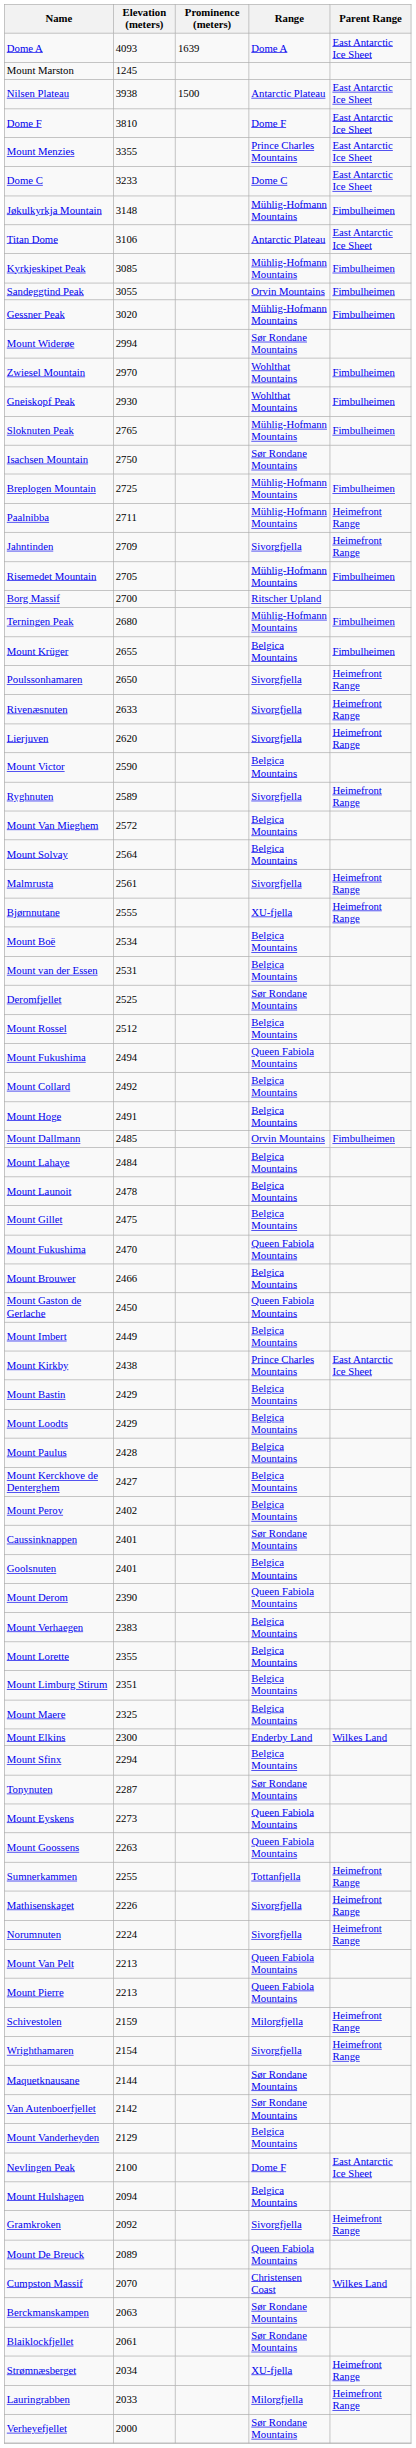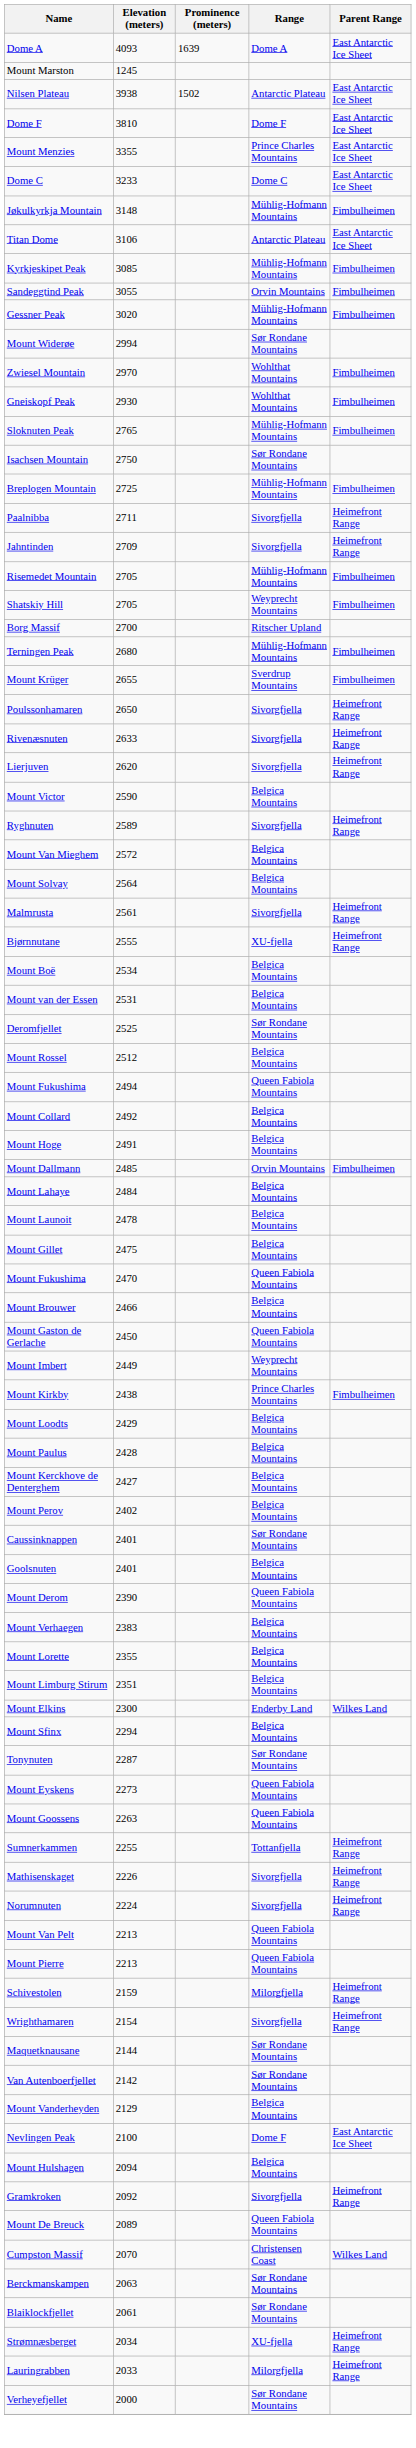(189, 94) 1500 -> (189, 94) 1502
(289, 518) Mühlig-Hofmann Mountains -> (276, 518) Sivorgfjella
+ row: (35, 605)
(274, 651) Belgica Mountains -> (274, 680) Sverdrup Mountains
(274, 1336) Belgica Mountains -> (274, 1365) Weyprecht Mountains
(363, 1365) East Antarctic Ice Sheet -> (364, 1394) Fimbulheimen
- row: (36, 1394)
- row: (36, 1714)
